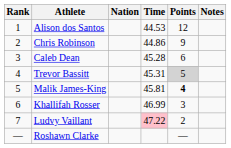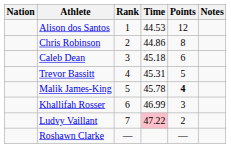columns swapped: (18, 12) <-> (125, 12)
(183, 43) 9 -> (183, 43) 8
(154, 58) 45.28 -> (154, 58) 45.18
(183, 74) lightgrey background -> (183, 74) no background
(154, 89) 45.81 -> (154, 89) 45.78
